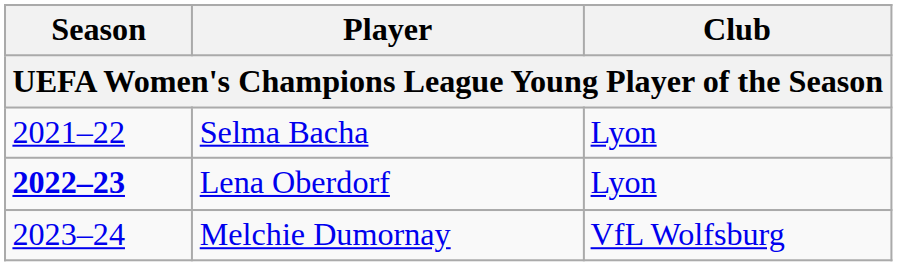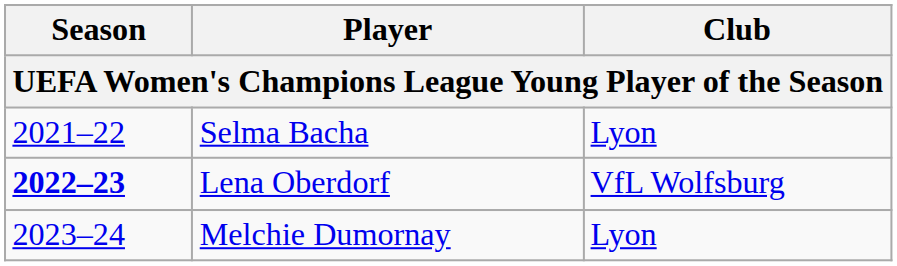(624, 183) Lyon -> (688, 183) VfL Wolfsburg
(688, 234) VfL Wolfsburg -> (624, 234) Lyon
